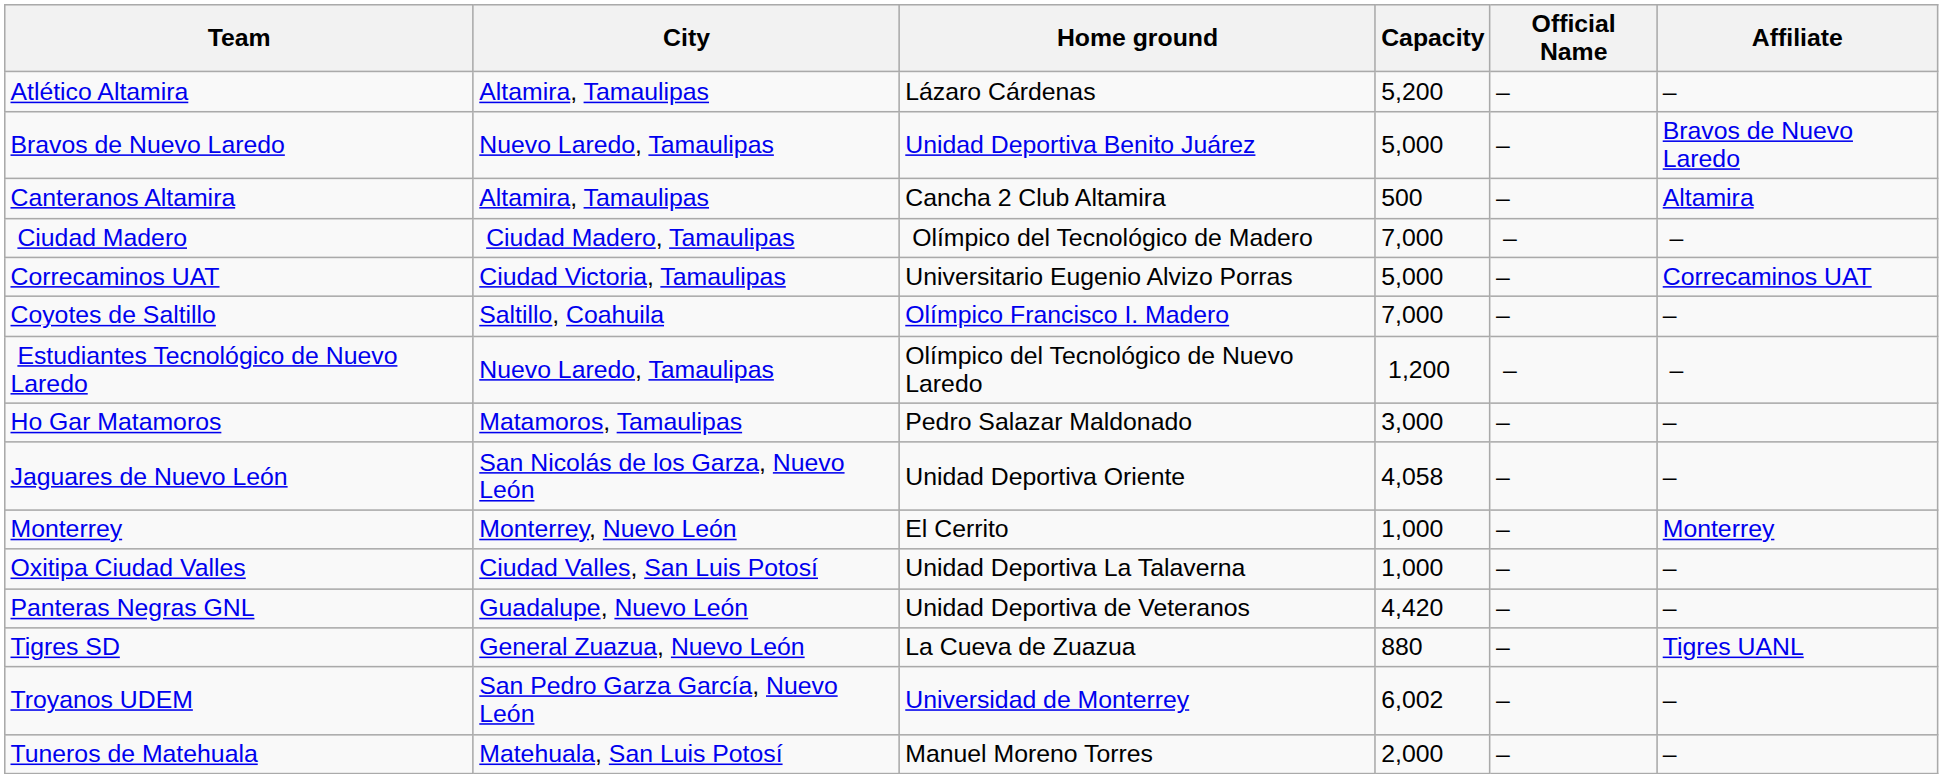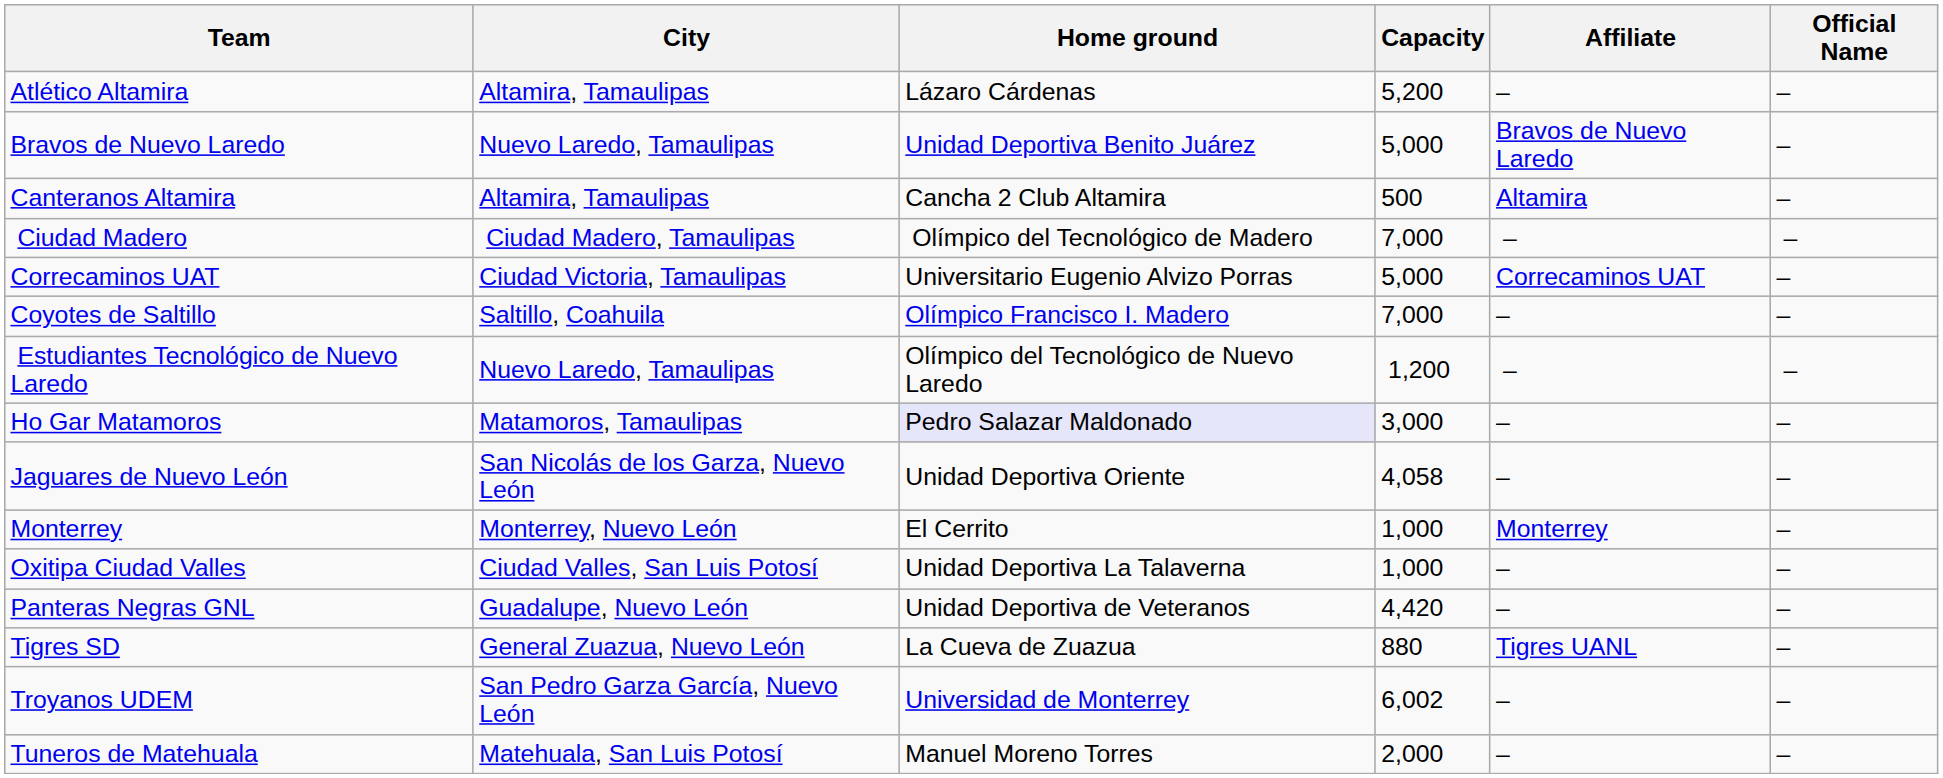columns swapped: (1797, 38) <-> (1574, 38)
(1049, 422) no background -> (1049, 422) lavender background
